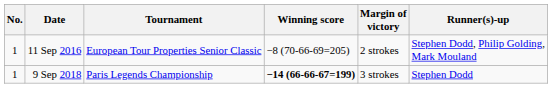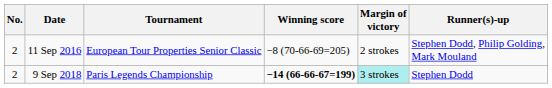(15, 50) 1 -> (15, 50) 2
(15, 74) 1 -> (15, 74) 2
(379, 74) no background -> (379, 74) paleturquoise background
